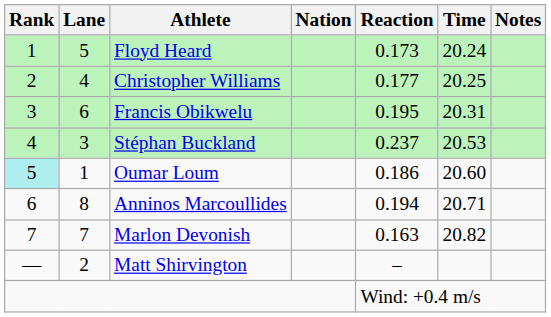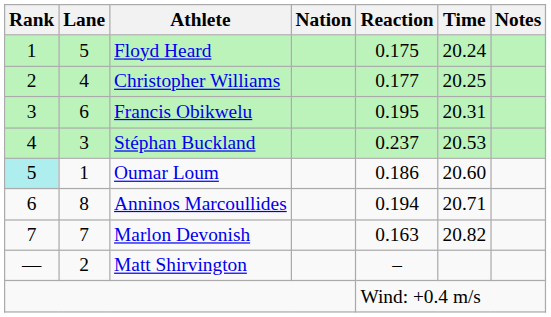(397, 50) 0.173 -> (397, 50) 0.175
